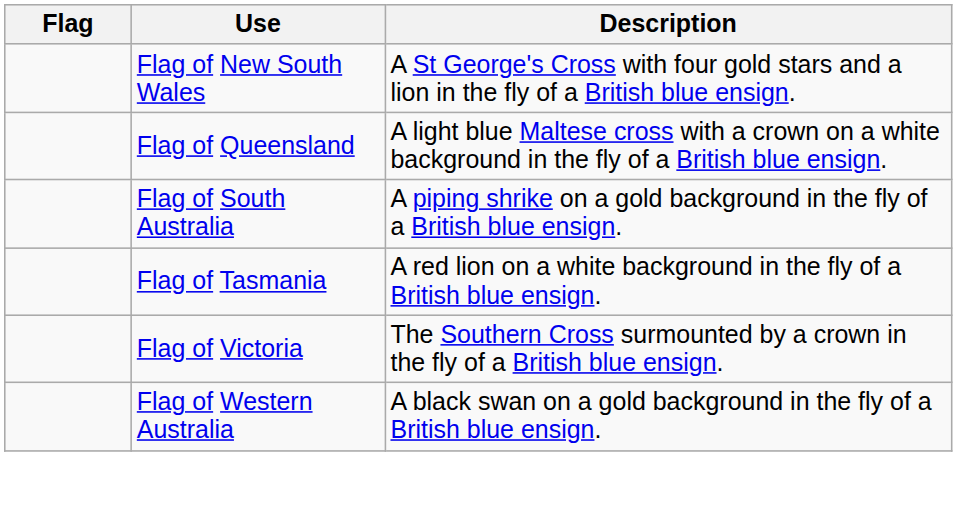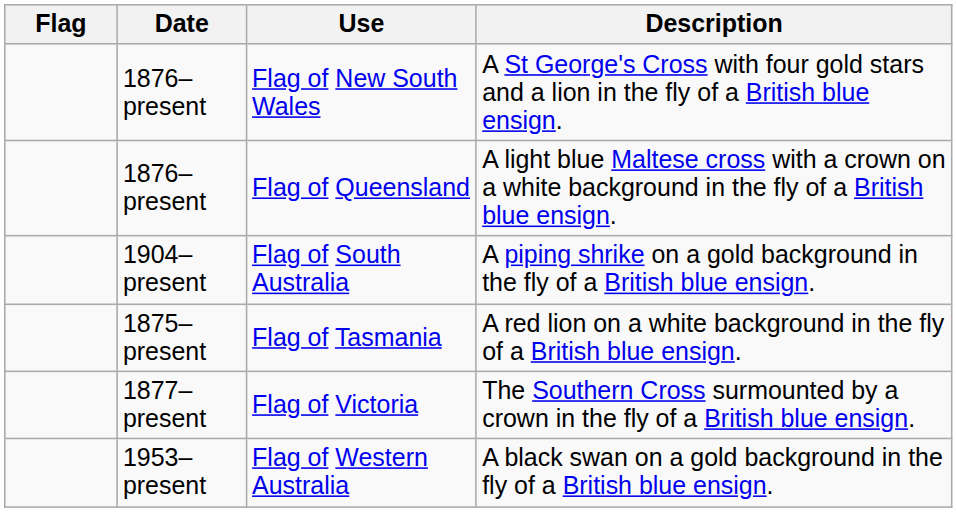+ column: (182, 24)
